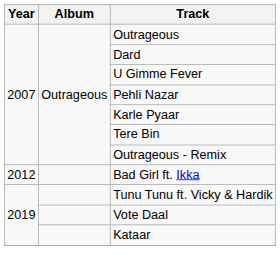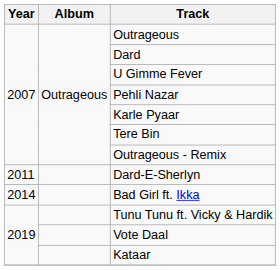+ row: (157, 174)
(21, 174) 2012 -> (21, 194) 2014
